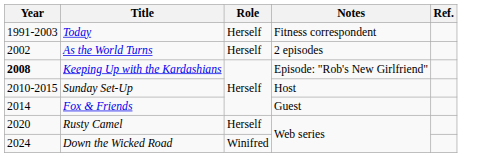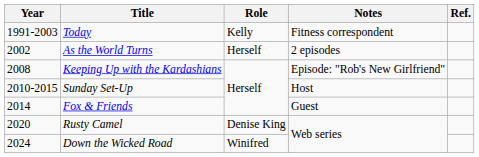(244, 32) Herself -> (240, 32) Kelly
(19, 69) bold -> (19, 69) normal
(244, 124) Herself -> (256, 124) Denise King
